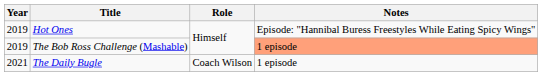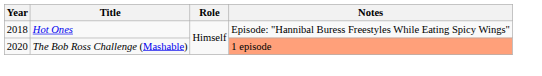(17, 29) 2019 -> (17, 29) 2018
(17, 46) 2019 -> (17, 46) 2020
- row: (67, 63)
